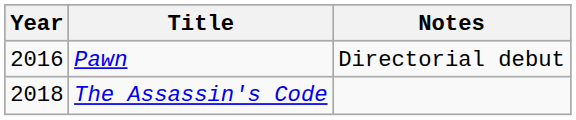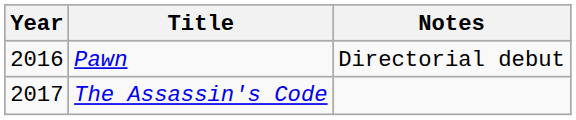(37, 95) 2018 -> (37, 95) 2017
